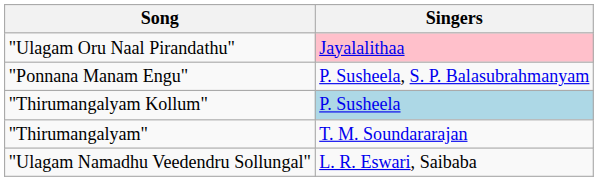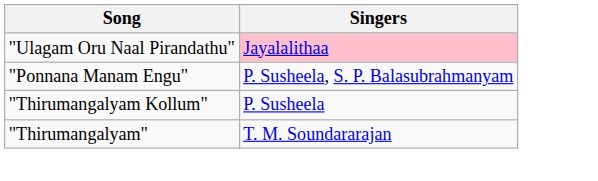(360, 104) lightblue background -> (284, 104) no background
- row: (160, 162)
